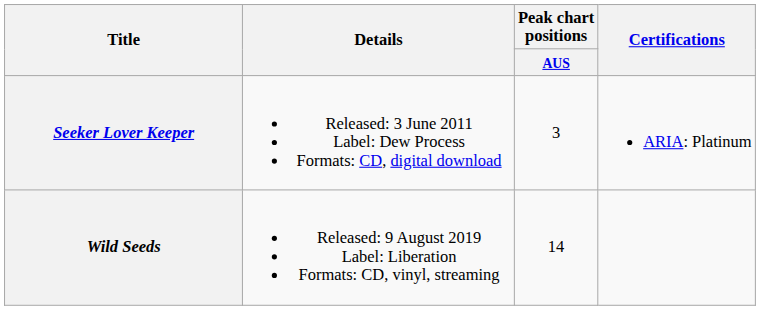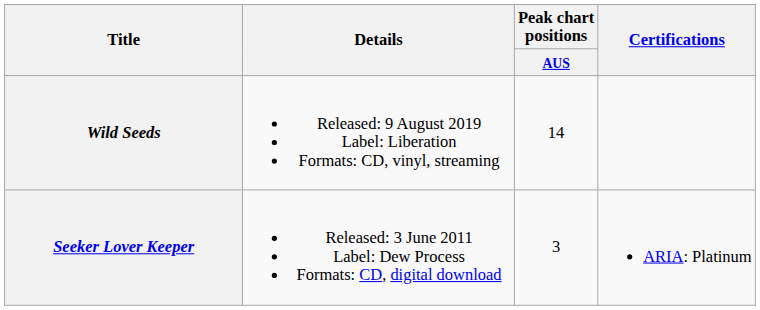rows swapped: (124, 132) <-> (124, 247)
